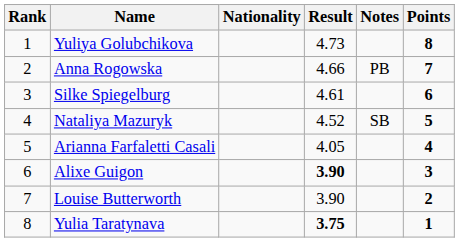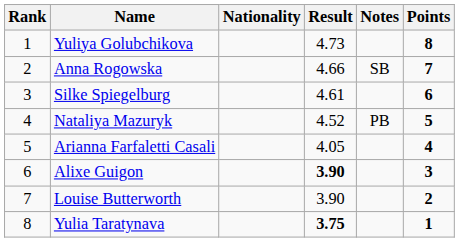(380, 69) PB -> (380, 69) SB
(380, 120) SB -> (380, 120) PB
